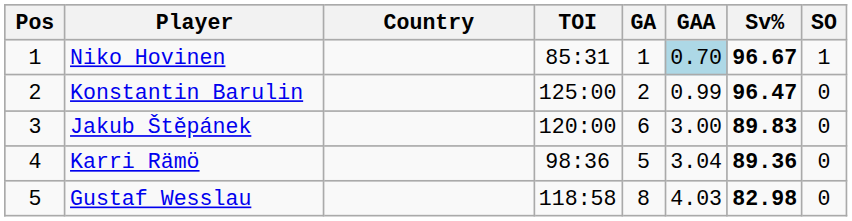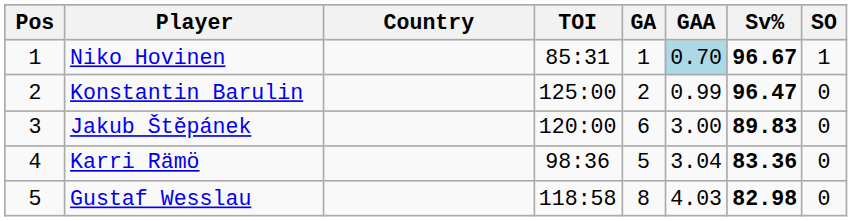(765, 163) 89.36 -> (765, 163) 83.36
